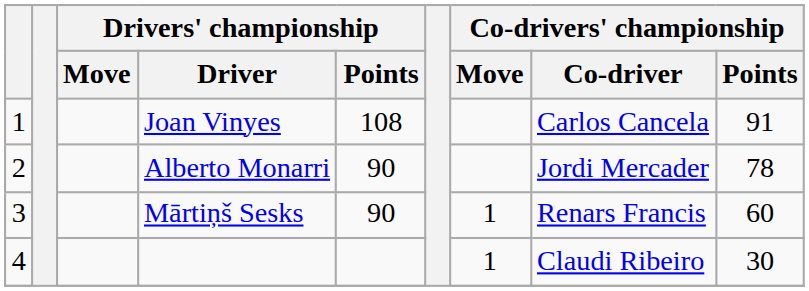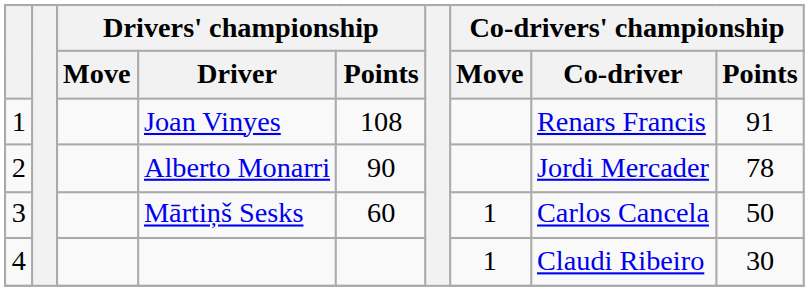(623, 120) Carlos Cancela -> (621, 120) Renars Francis
(381, 214) 90 -> (381, 214) 60
(621, 214) Renars Francis -> (623, 214) Carlos Cancela
(760, 214) 60 -> (760, 214) 50
